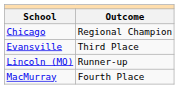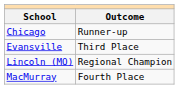(125, 32) Regional Champion -> (103, 32) Runner-up
(103, 62) Runner-up -> (125, 62) Regional Champion
